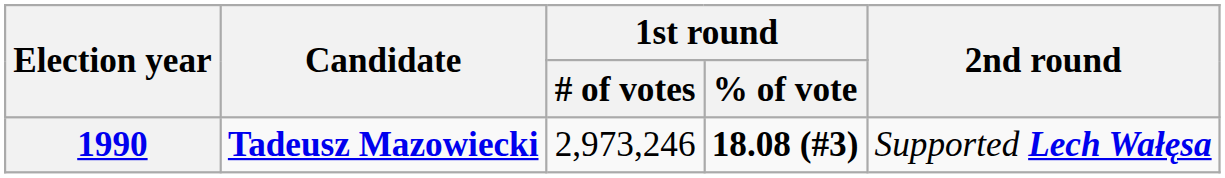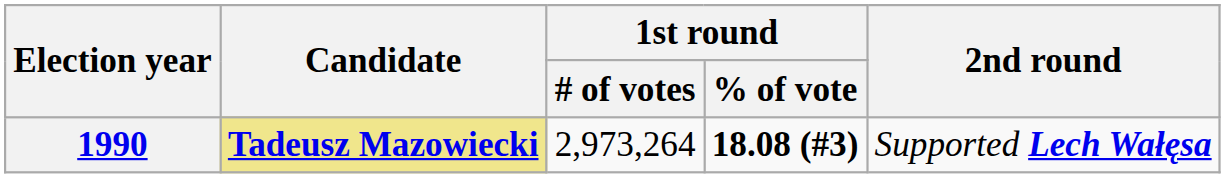(383, 144) no background -> (383, 144) khaki background
(625, 144) 2,973,246 -> (625, 144) 2,973,264
